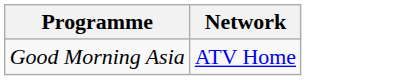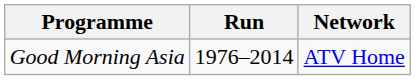+ column: (244, 21)
